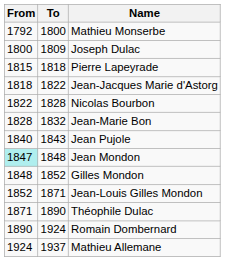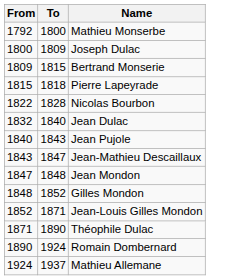+ row: (118, 67)
- row: (145, 85)
- row: (111, 121)
+ row: (100, 121)
+ row: (136, 157)
(20, 157) paleturquoise background -> (20, 175) no background
